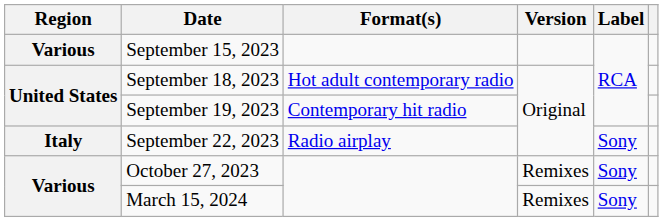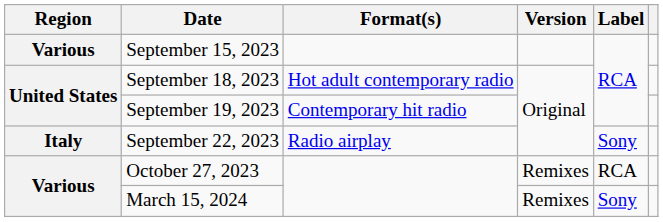(617, 170) Sony -> (617, 170) RCA
